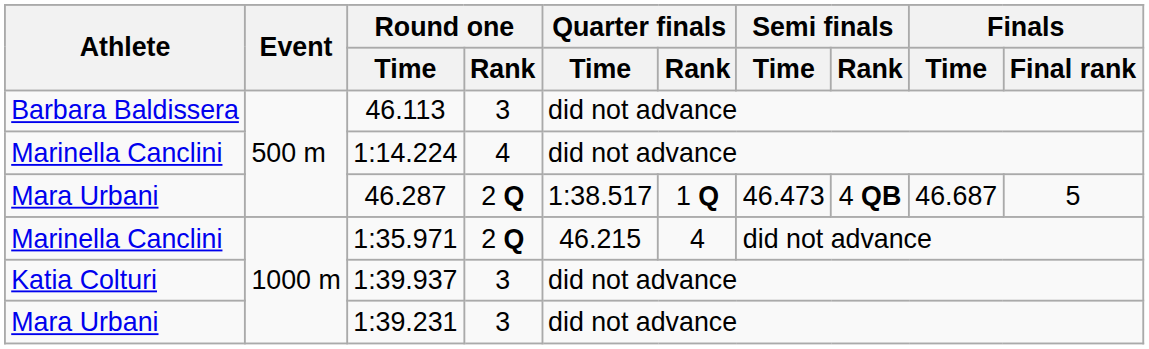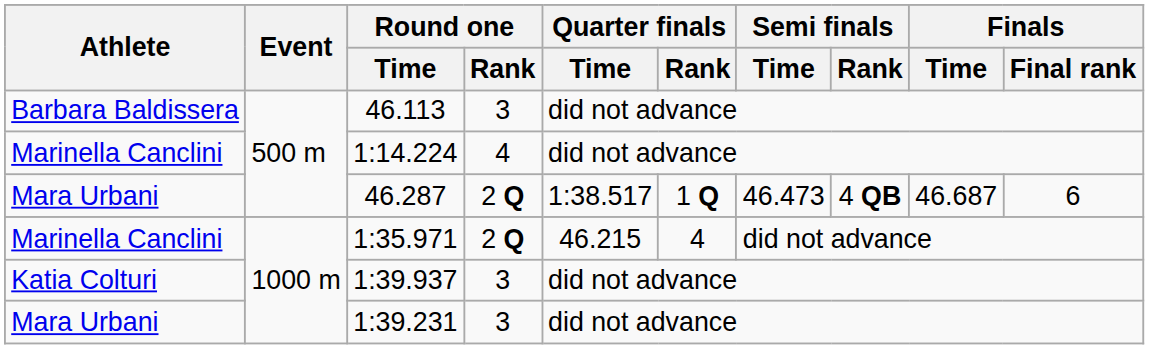(1073, 196) 5 -> (1073, 196) 6
